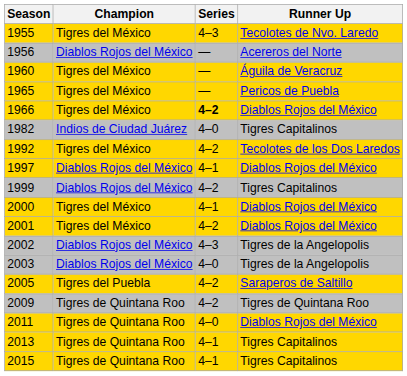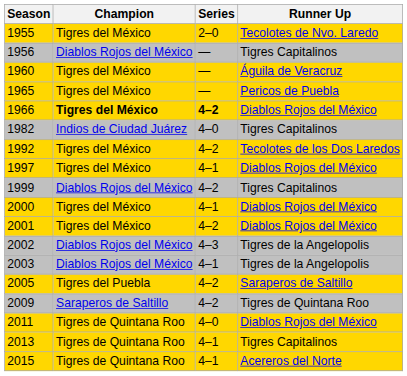(208, 33) 4–3 -> (208, 33) 2–0
(291, 52) Acereros del Norte -> (289, 52) Tigres Capitalinos
(103, 110) normal -> (107, 110) bold
(124, 168) Diablos Rojos del México -> (103, 168) Tigres del México
(208, 264) 4–0 -> (208, 264) 4–1
(120, 303) Tigres de Quintana Roo -> (112, 303) Saraperos de Saltillo
(289, 361) Tigres Capitalinos -> (291, 361) Acereros del Norte
